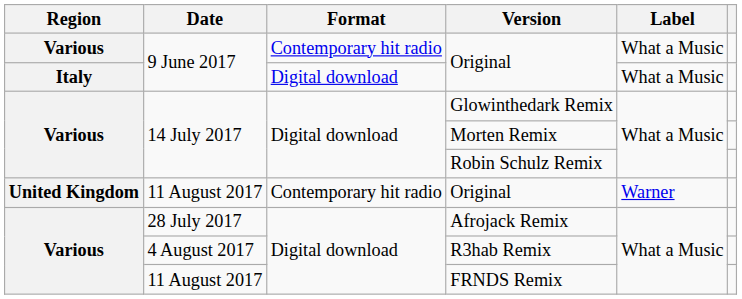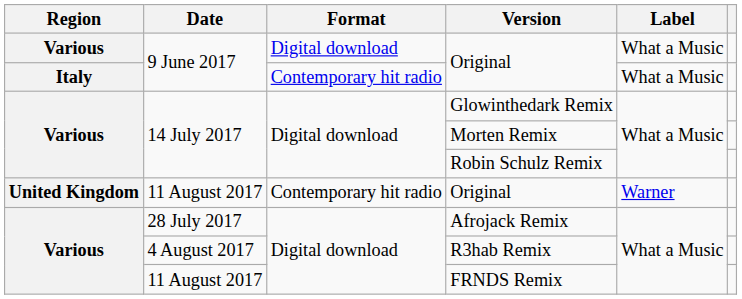(356, 47) Contemporary hit radio -> (334, 47) Digital download
(334, 76) Digital download -> (356, 76) Contemporary hit radio
